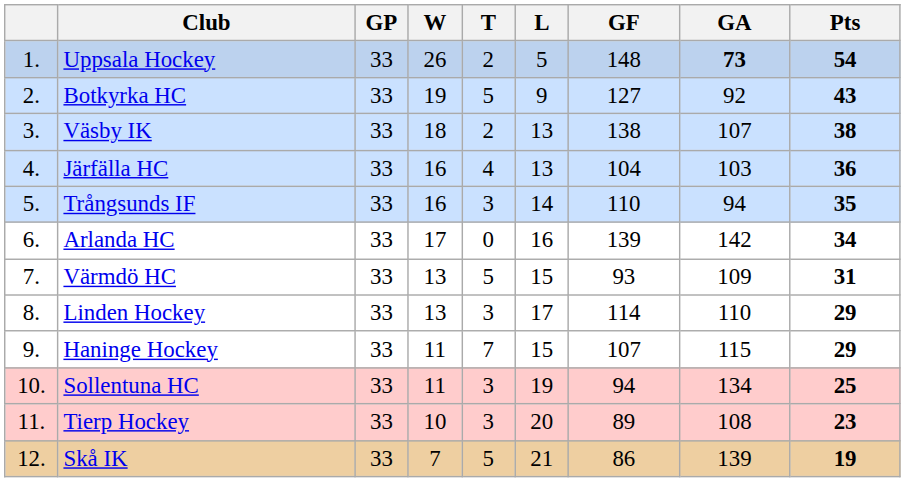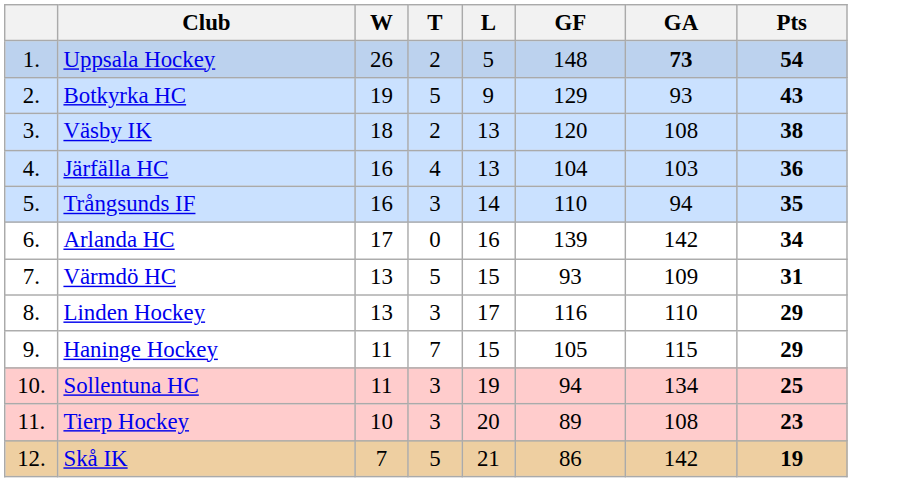- column: (381, 22)
(624, 95) 127 -> (570, 95) 129
(734, 95) 92 -> (681, 95) 93
(624, 131) 138 -> (570, 131) 120
(734, 131) 107 -> (681, 131) 108
(624, 312) 114 -> (570, 312) 116
(624, 349) 107 -> (570, 349) 105
(734, 458) 139 -> (681, 458) 142
